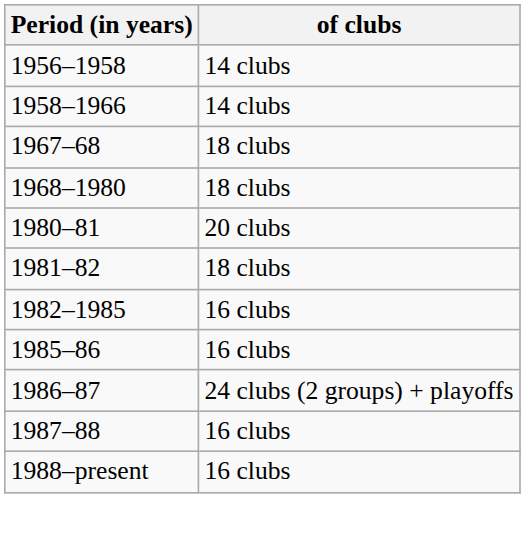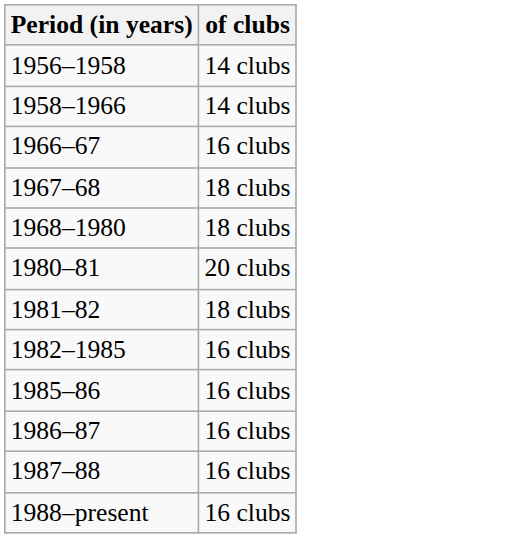+ row: (56, 146)
(359, 390) 24 clubs (2 groups) + playoffs -> (248, 430) 16 clubs
